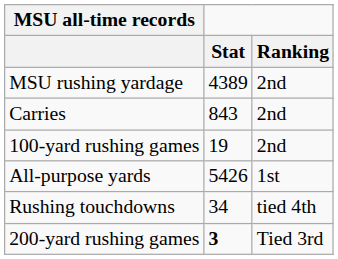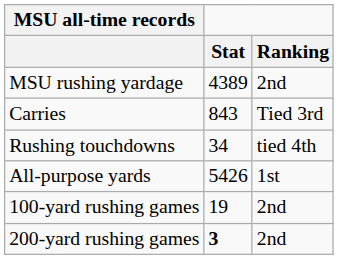(272, 113) 2nd -> (290, 113) Tied 3rd
rows swapped: (92, 207) <-> (104, 144)
(290, 238) Tied 3rd -> (272, 238) 2nd
